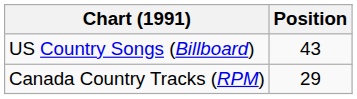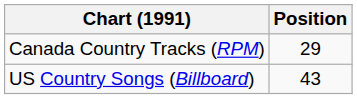rows swapped: (137, 78) <-> (132, 49)
